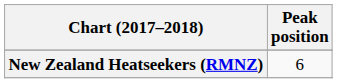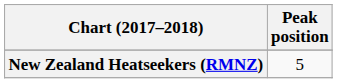(300, 63) 6 -> (300, 63) 5
